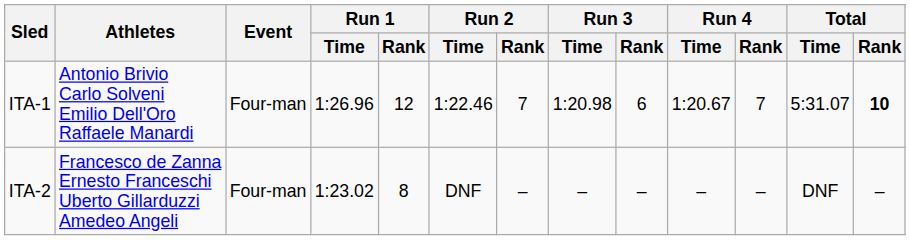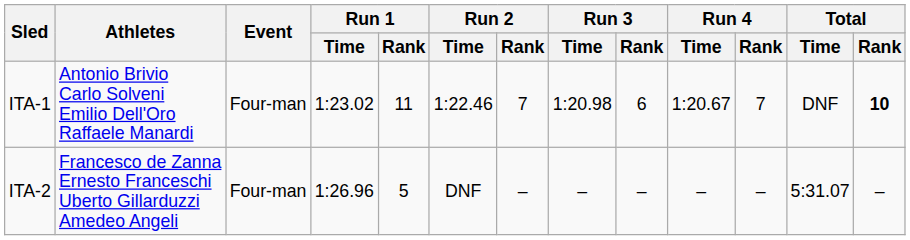(344, 104) 1:26.96 -> (344, 104) 1:23.02
(404, 104) 12 -> (404, 104) 11
(820, 104) 5:31.07 -> (820, 104) DNF
(344, 192) 1:23.02 -> (344, 192) 1:26.96
(404, 192) 8 -> (404, 192) 5
(820, 192) DNF -> (820, 192) 5:31.07
